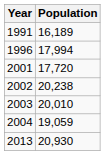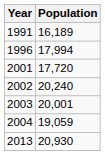(56, 86) 20,238 -> (56, 86) 20,240
(56, 104) 20,010 -> (56, 104) 20,001
